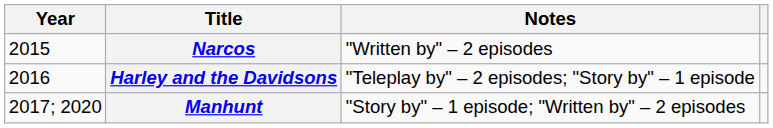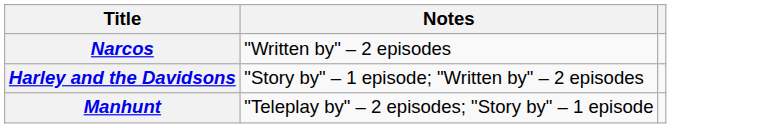- column: (55, 19)
(550, 78) "Teleplay by" – 2 episodes; "Story by" – 1 episode -> (444, 78) "Story by" – 1 episode; "Written by" – 2 episodes
(546, 107) "Story by" – 1 episode; "Written by" – 2 episodes -> (449, 107) "Teleplay by" – 2 episodes; "Story by" – 1 episode
